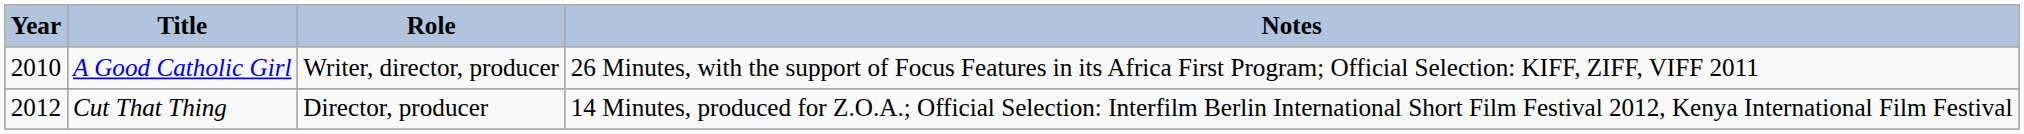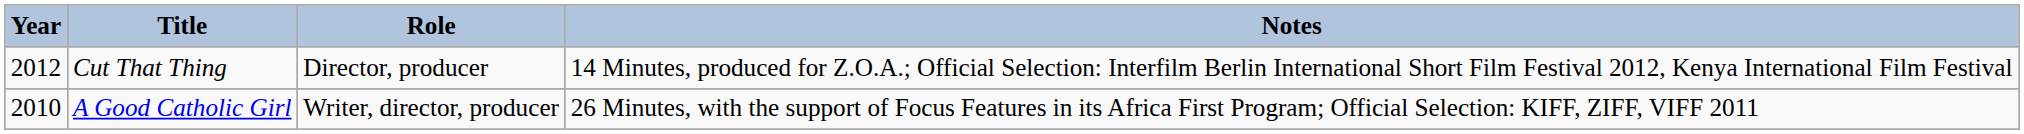rows swapped: (182, 67) <-> (150, 108)
